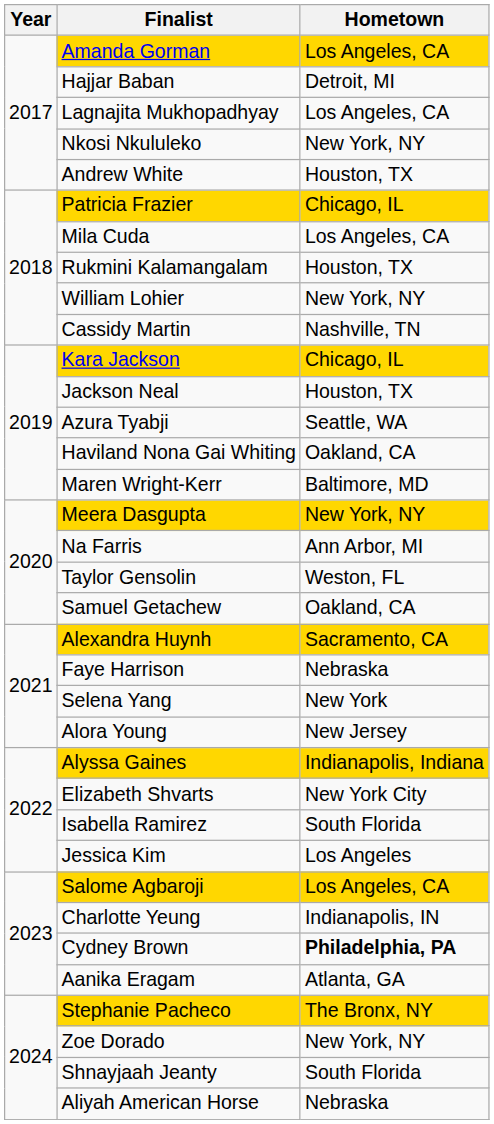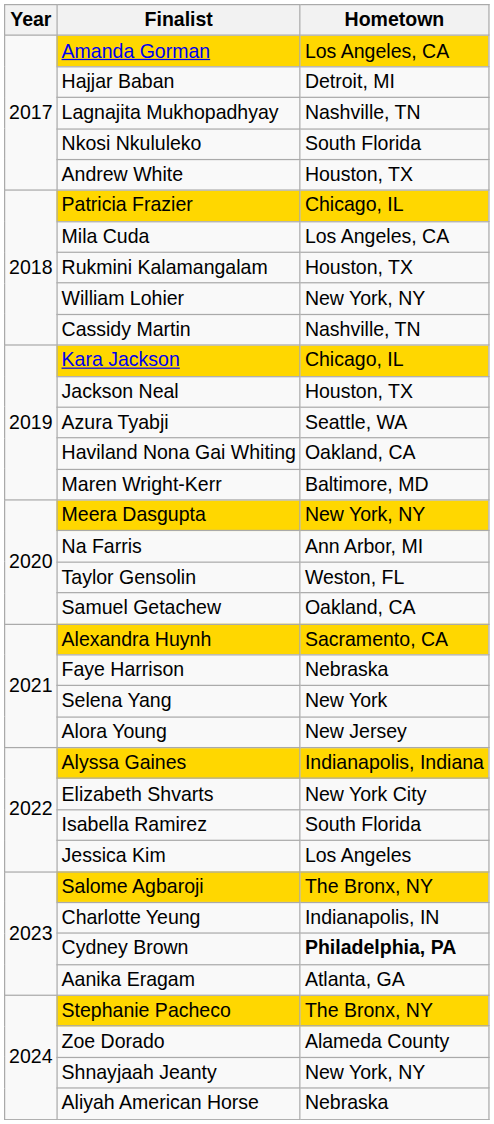(377, 112) Los Angeles, CA -> (363, 112) Nashville, TN
(365, 143) New York, NY -> (363, 143) South Florida
(377, 886) Los Angeles, CA -> (369, 886) The Bronx, NY
(365, 1041) New York, NY -> (377, 1041) Alameda County
(363, 1072) South Florida -> (365, 1072) New York, NY
